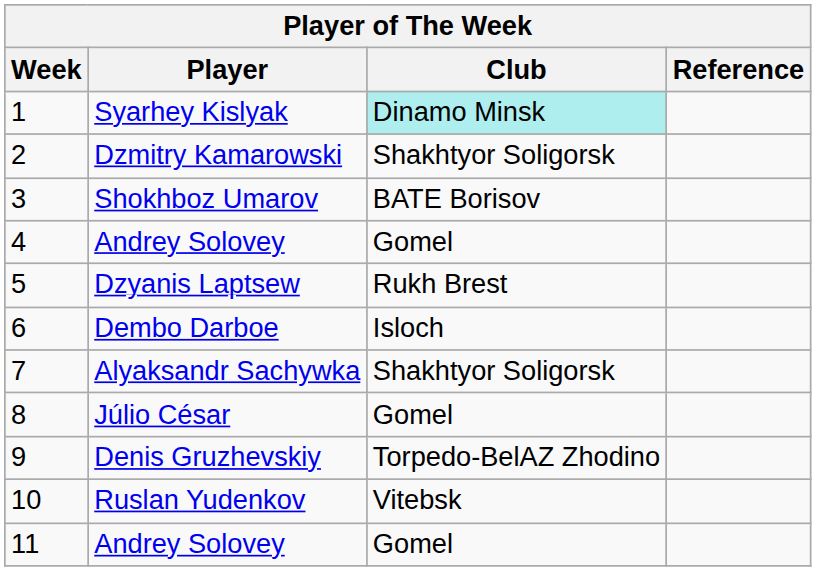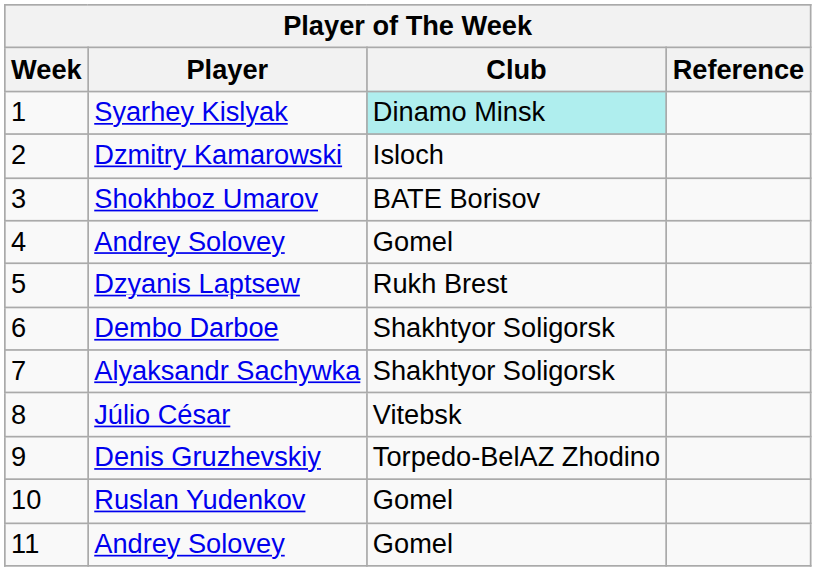(494, 155) Shakhtyor Soligorsk -> (408, 155) Isloch
(408, 328) Isloch -> (494, 328) Shakhtyor Soligorsk
(413, 414) Gomel -> (417, 414) Vitebsk
(417, 500) Vitebsk -> (413, 500) Gomel
